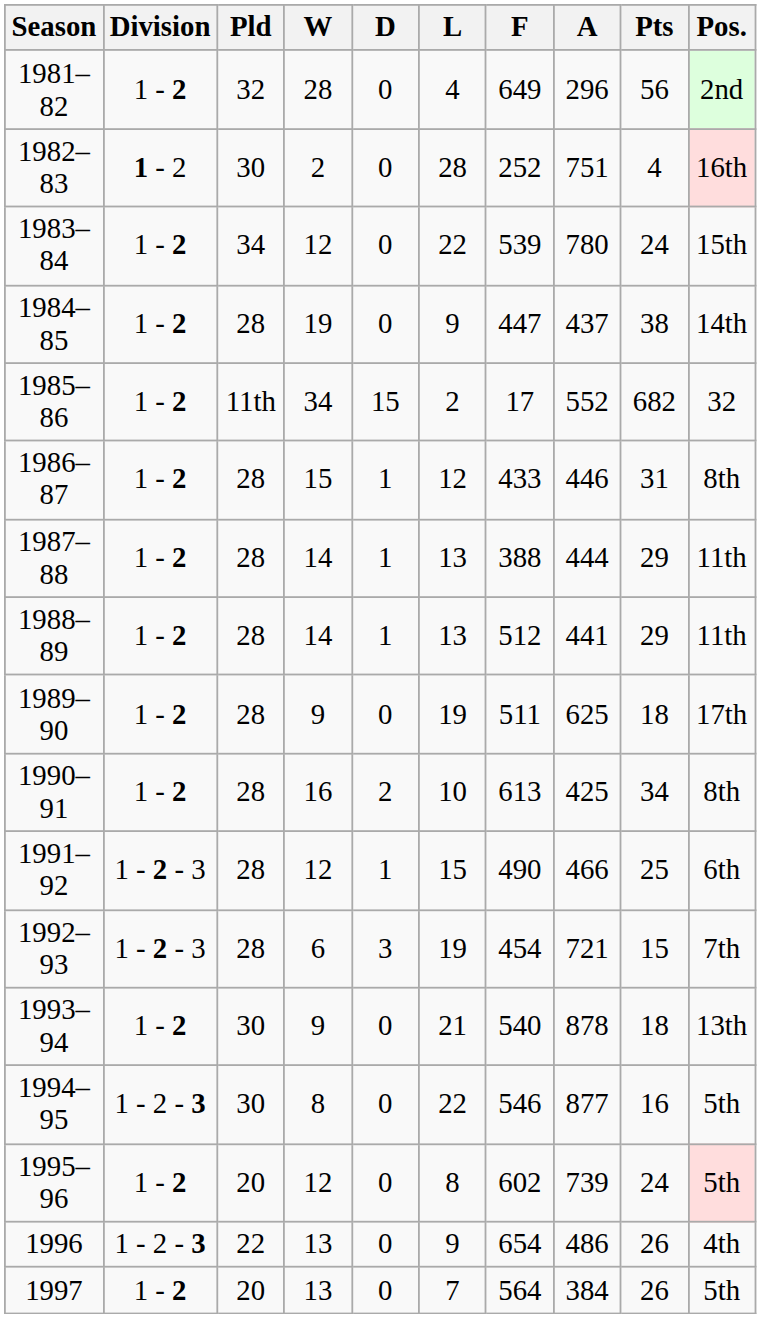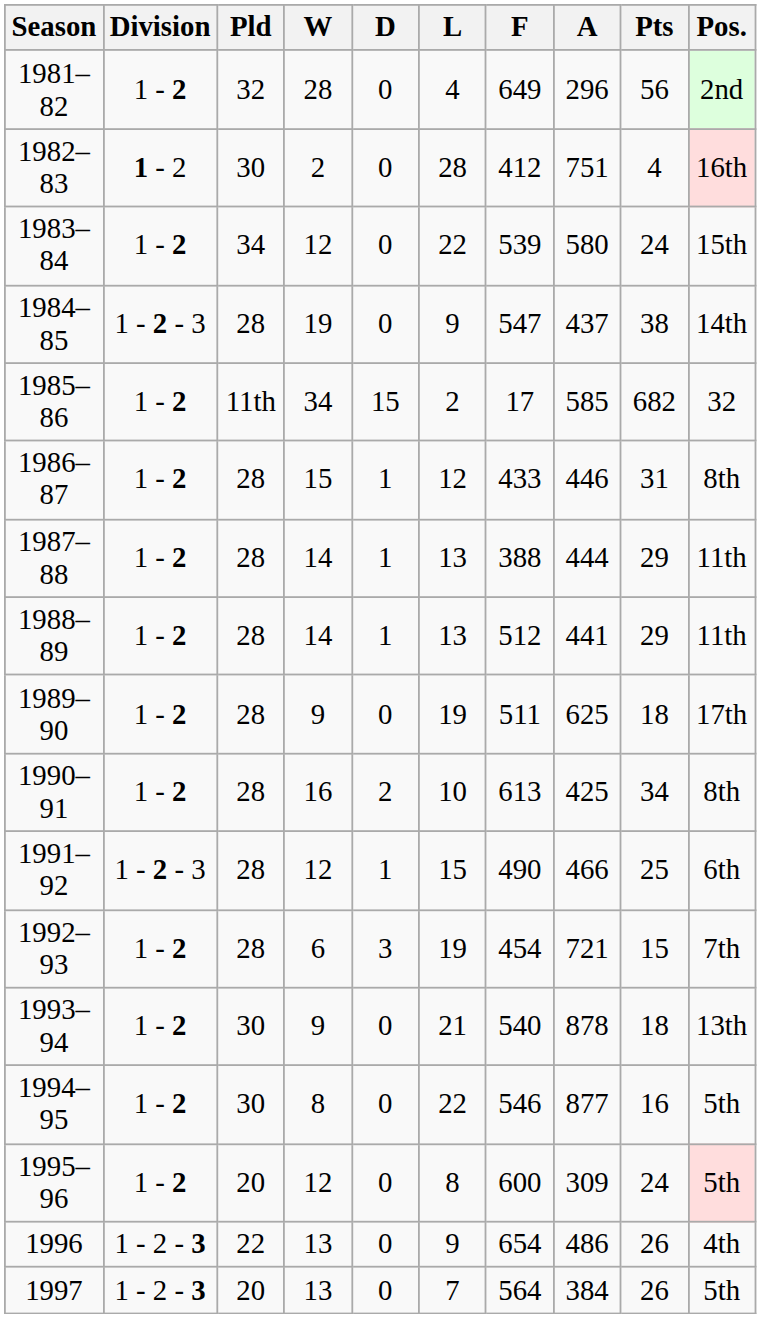(520, 167) 252 -> (520, 167) 412
(587, 245) 780 -> (587, 245) 580
(160, 323) 1 - 2 -> (160, 323) 1 - 2 - 3
(520, 323) 447 -> (520, 323) 547
(587, 401) 552 -> (587, 401) 585
(160, 948) 1 - 2 - 3 -> (160, 948) 1 - 2
(160, 1104) 1 - 2 - 3 -> (160, 1104) 1 - 2
(520, 1182) 602 -> (520, 1182) 600
(587, 1182) 739 -> (587, 1182) 309
(160, 1289) 1 - 2 -> (160, 1289) 1 - 2 - 3
